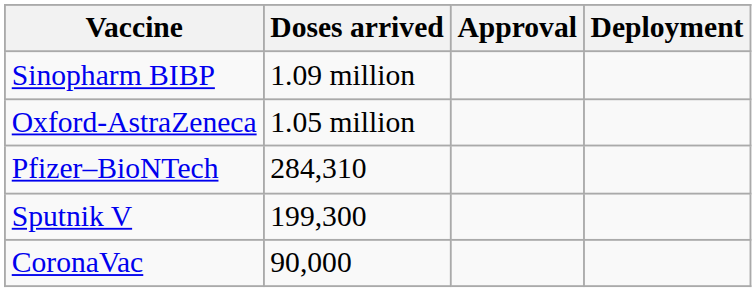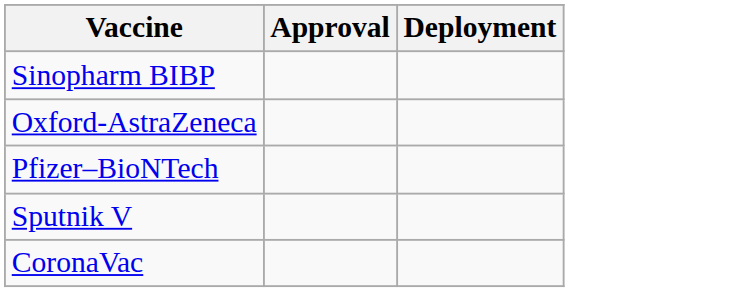- column: (357, 27)
